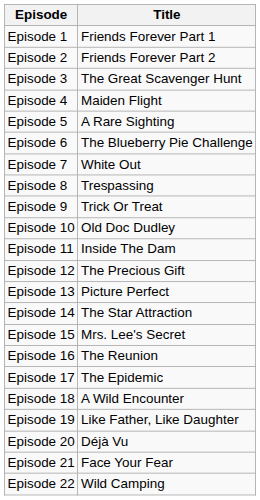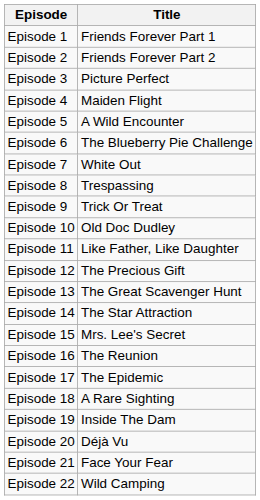(161, 79) The Great Scavenger Hunt -> (125, 79) Picture Perfect
(128, 121) A Rare Sighting -> (133, 121) A Wild Encounter
(128, 249) Inside The Dam -> (160, 249) Like Father, Like Daughter
(125, 292) Picture Perfect -> (161, 292) The Great Scavenger Hunt
(133, 398) A Wild Encounter -> (128, 398) A Rare Sighting
(160, 420) Like Father, Like Daughter -> (128, 420) Inside The Dam
